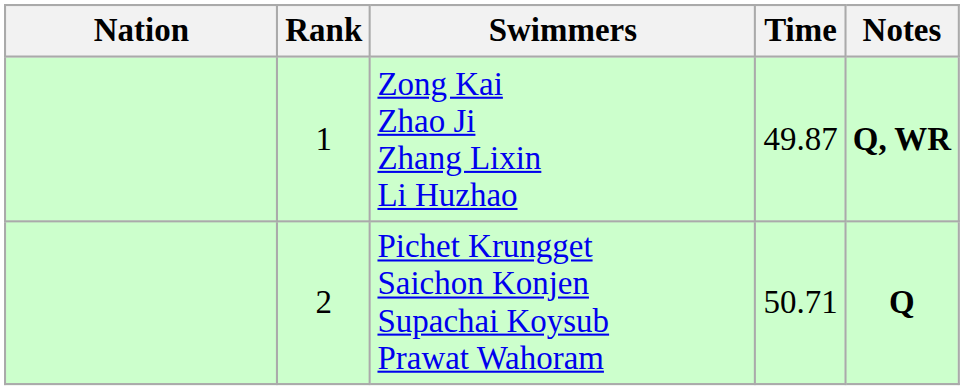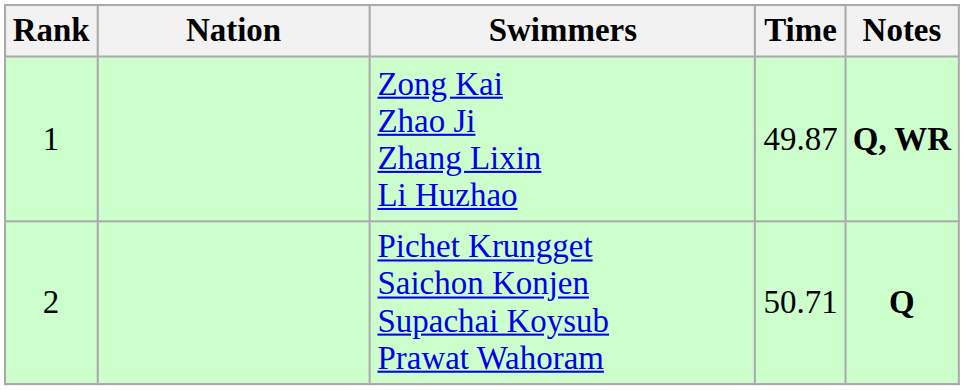columns swapped: (324, 30) <-> (141, 30)
